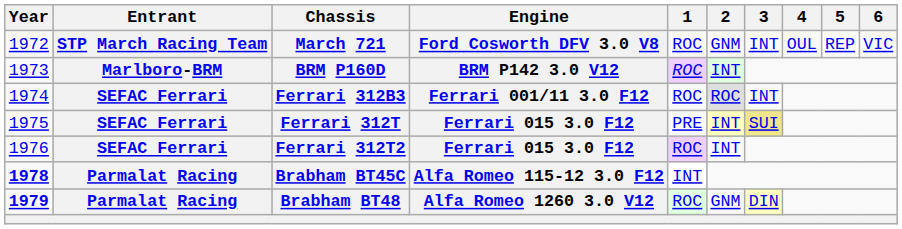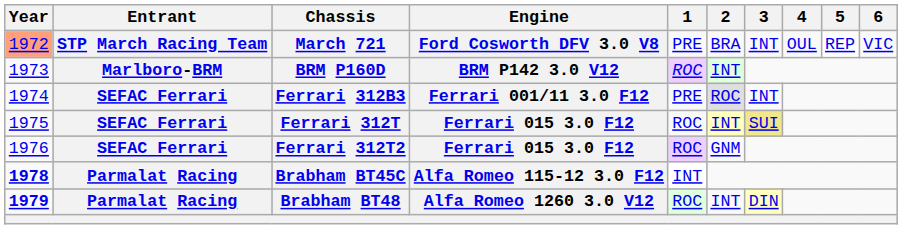(29, 44) no background -> (29, 44) lightsalmon background
(687, 44) ROC -> (687, 44) PRE
(725, 44) GNM -> (725, 44) BRA
(687, 97) ROC -> (687, 97) PRE
(687, 123) PRE -> (687, 123) ROC
(725, 149) INT -> (725, 149) GNM
(725, 202) GNM -> (725, 202) INT
